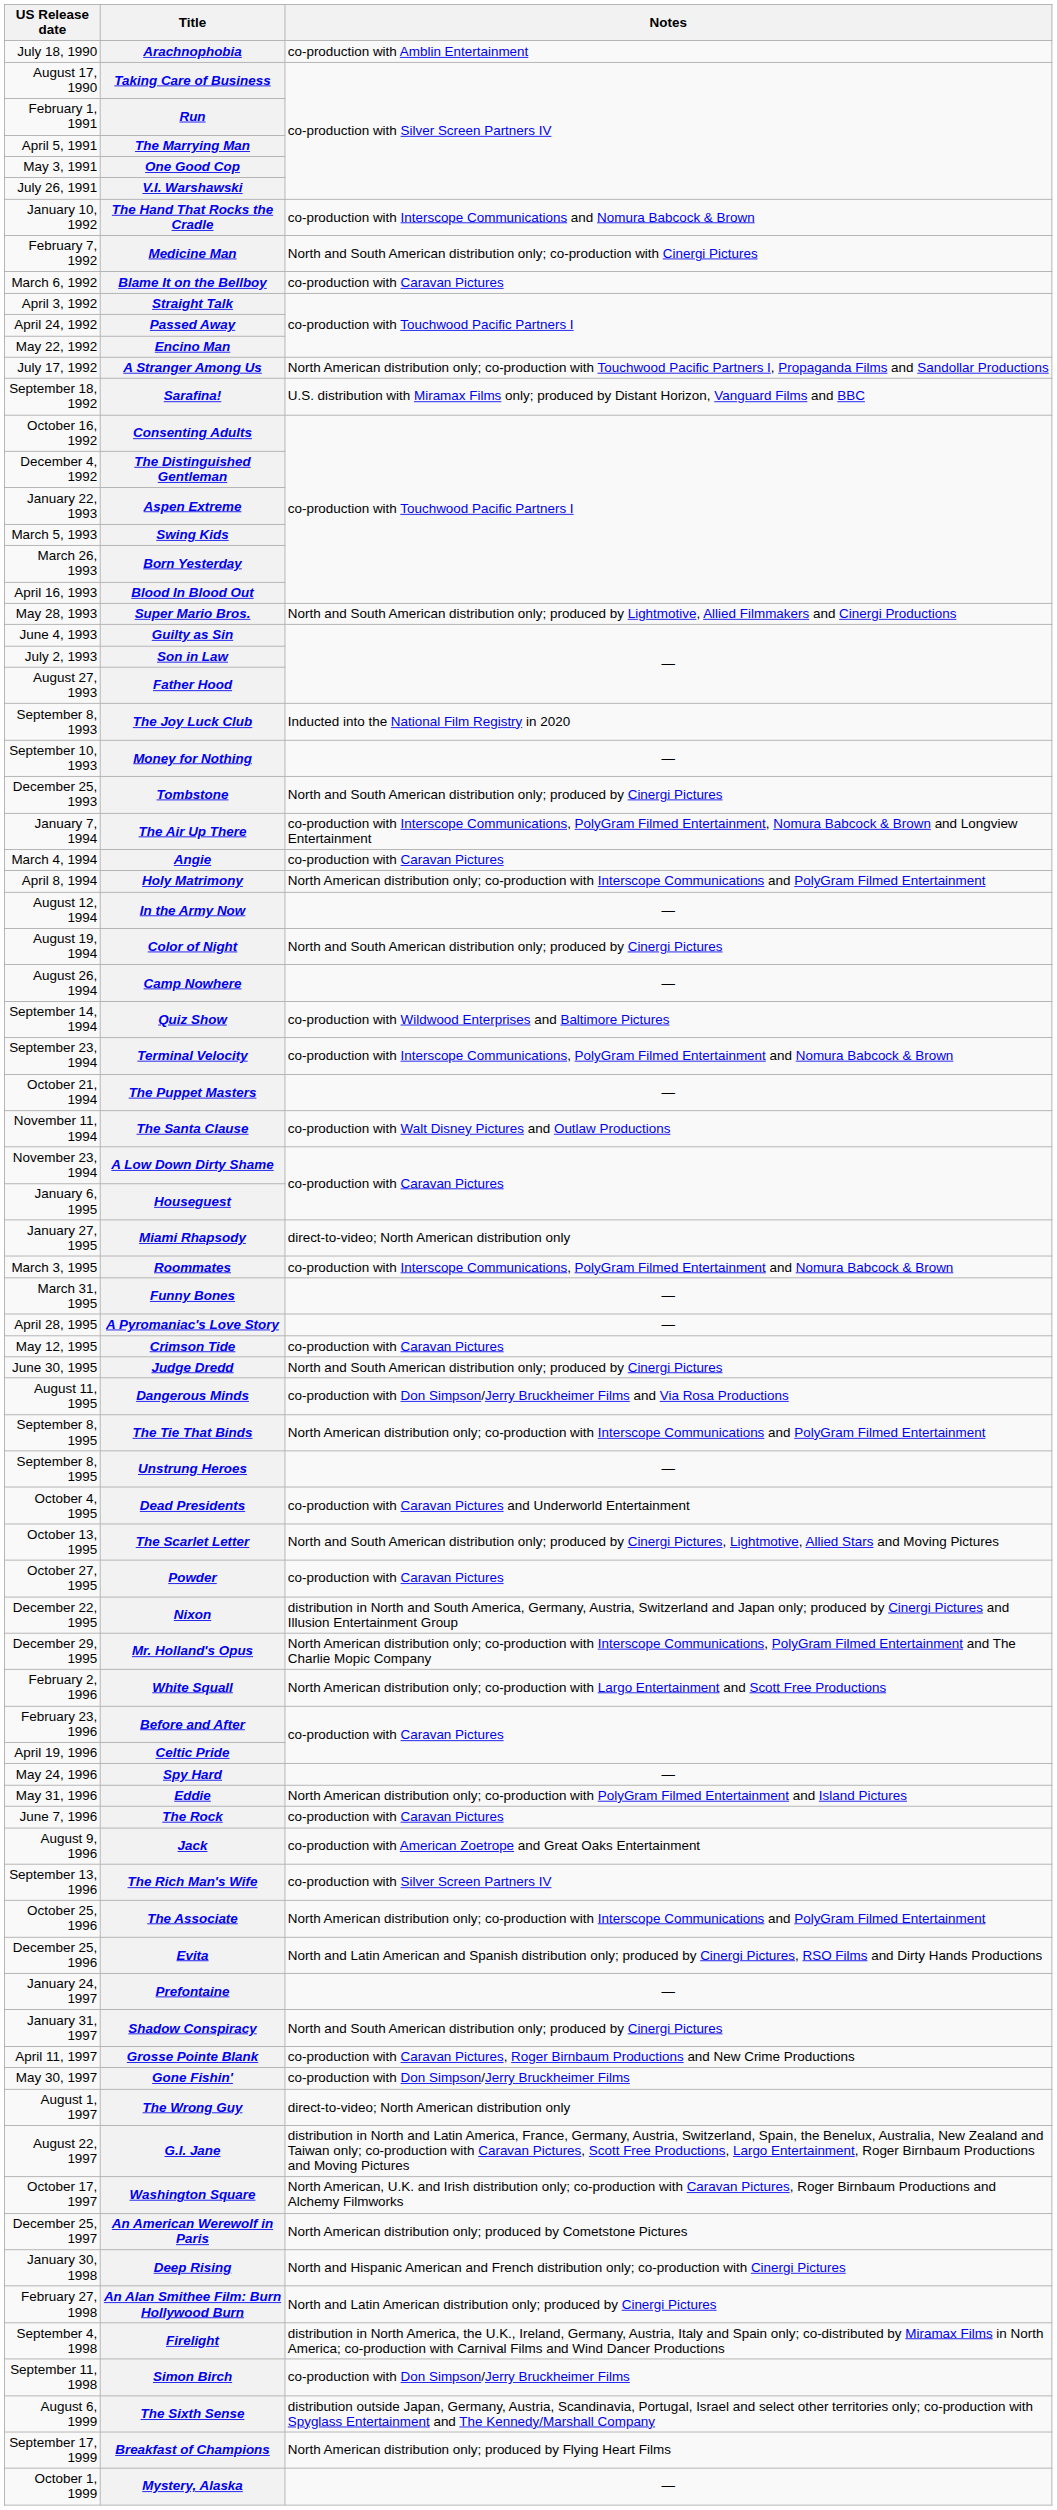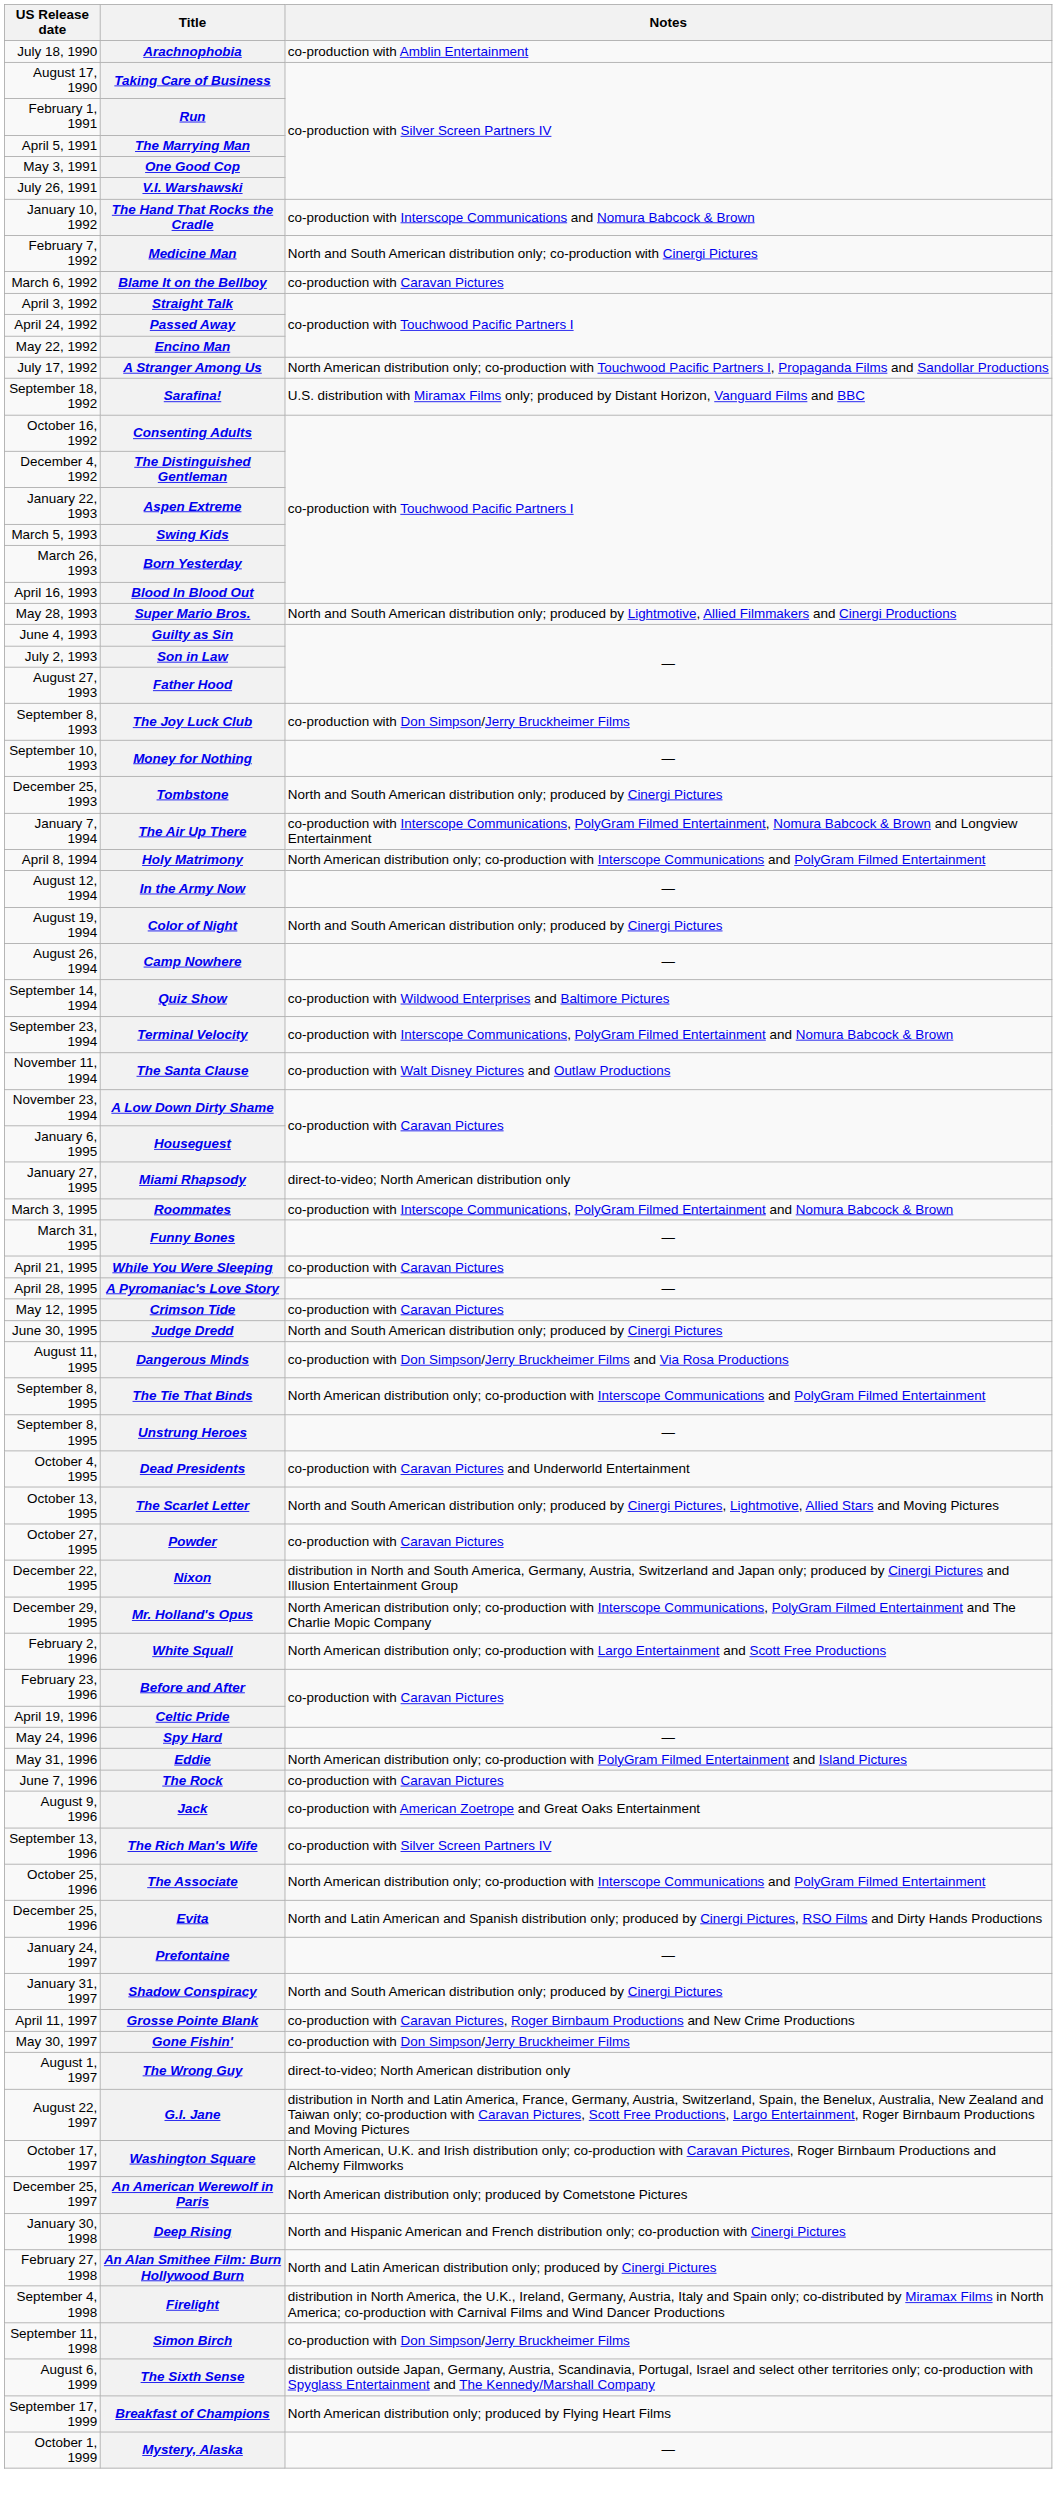(429, 721) Inducted into the National Film Registry in 2020 -> (459, 721) co-production with Don Simpson/Jerry Bruckheimer Films
- row: (193, 860)
- row: (193, 1092)
+ row: (193, 1267)
